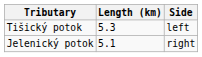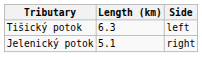(107, 28) 5.3 -> (107, 28) 6.3
